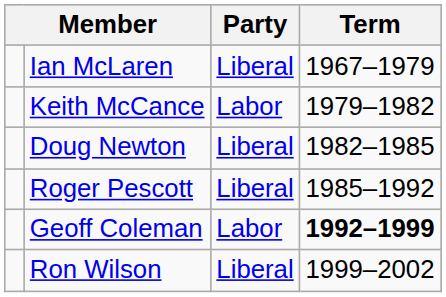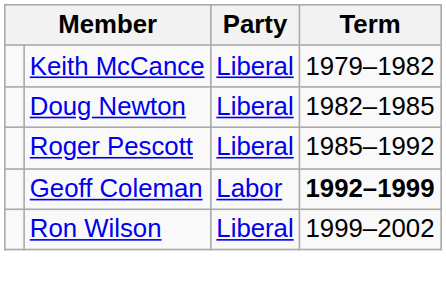- row: (101, 65)
(249, 106) Labor -> (255, 65) Liberal
